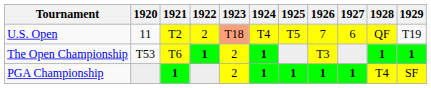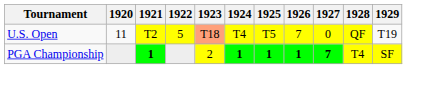(205, 34) 2 -> (180, 34) 5
(352, 34) 6 -> (328, 34) 0
- row: (68, 54)
(352, 73) 1 -> (328, 54) 7
